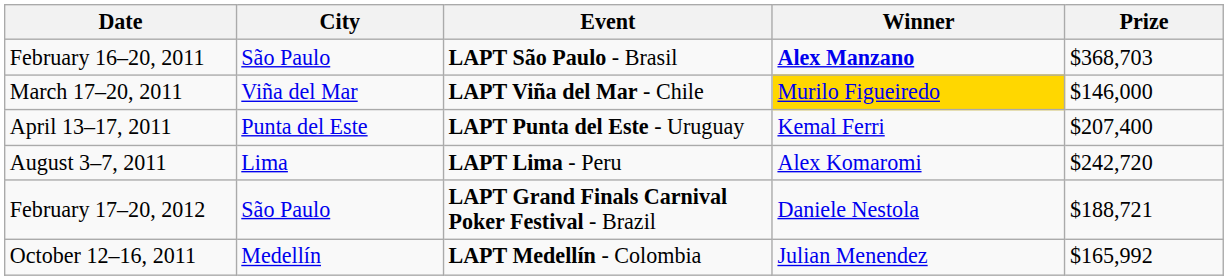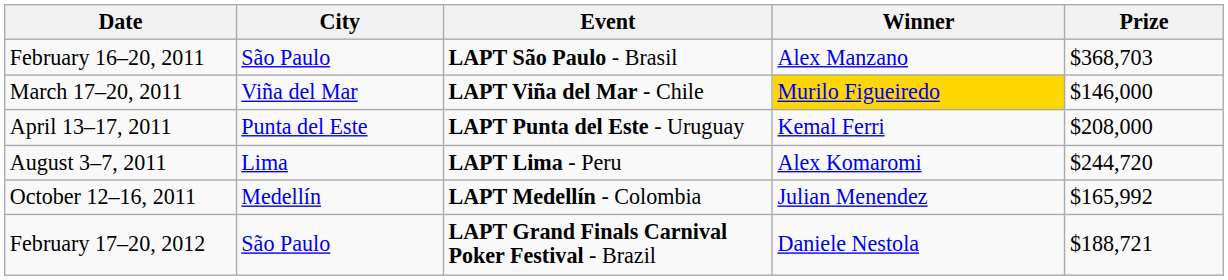(846, 57) bold -> (843, 57) normal
(1111, 127) $207,400 -> (1111, 127) $208,000
(1111, 162) $242,720 -> (1111, 162) $244,720
rows swapped: (103, 256) <-> (108, 209)
